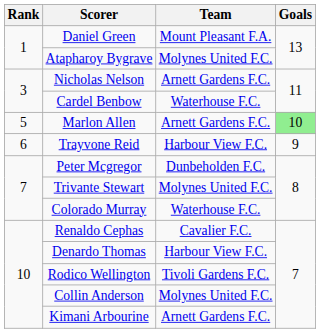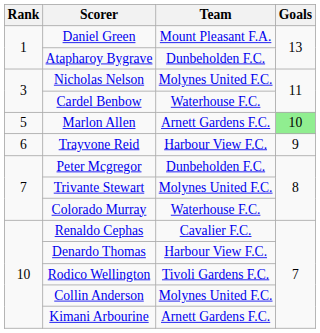(216, 58) Molynes United F.C. -> (216, 58) Dunbeholden F.C.
(216, 79) Arnett Gardens F.C. -> (216, 79) Molynes United F.C.
